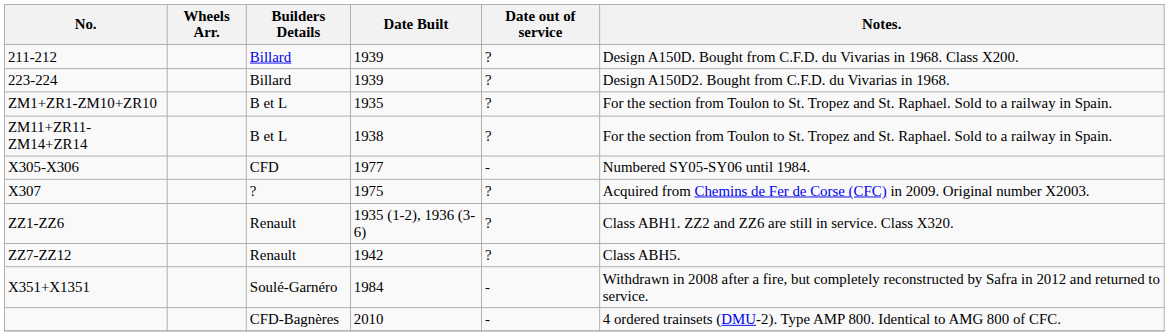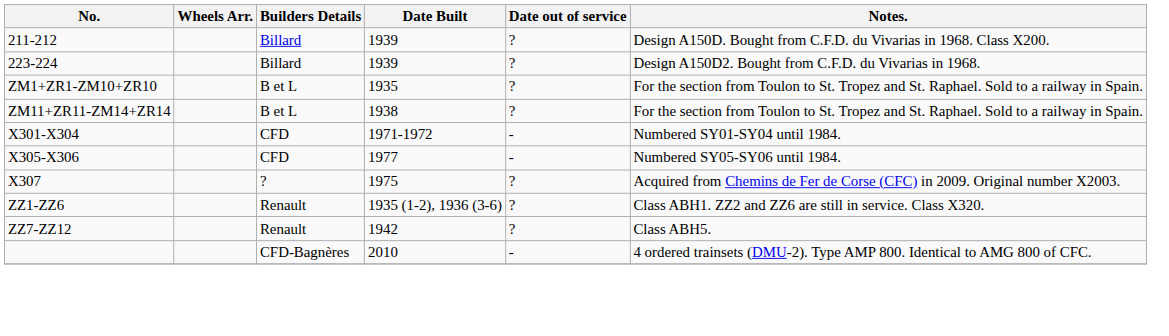+ row: (43, 134)
- row: (49, 287)
